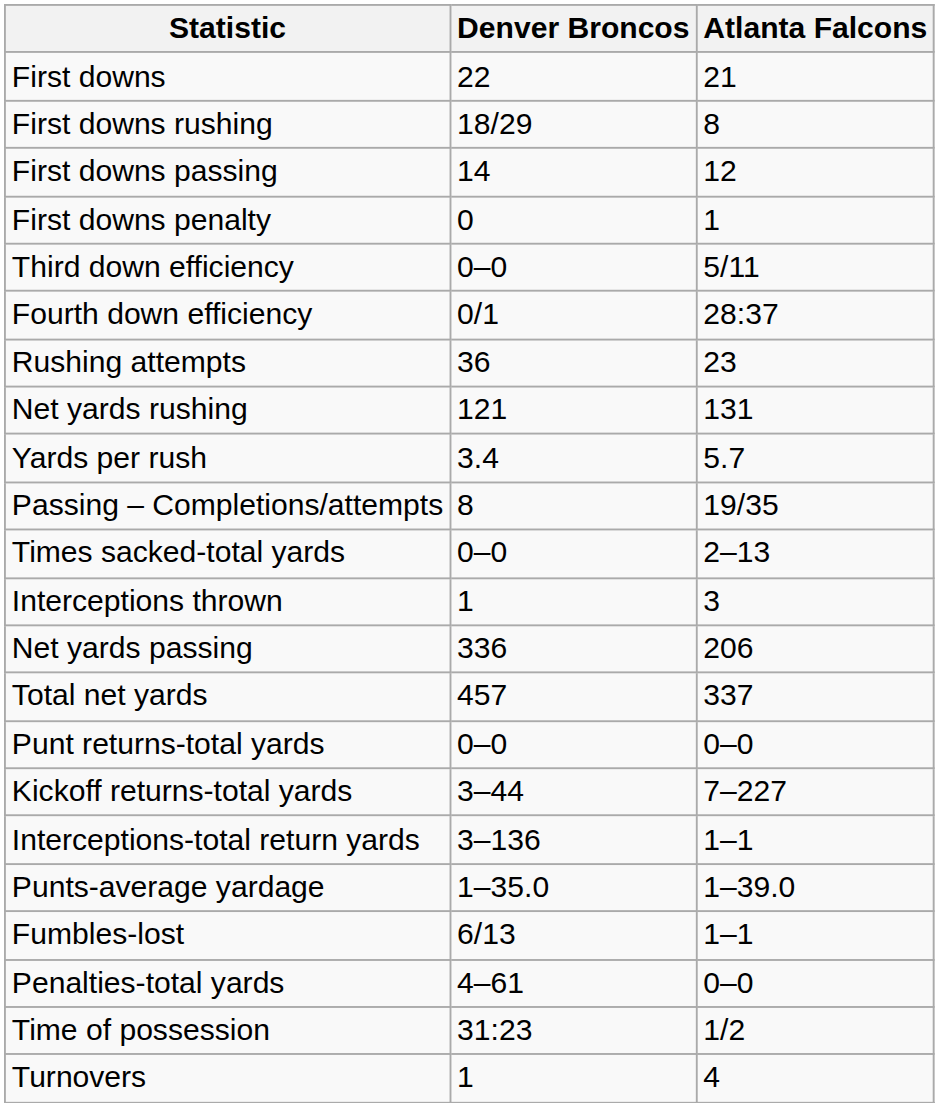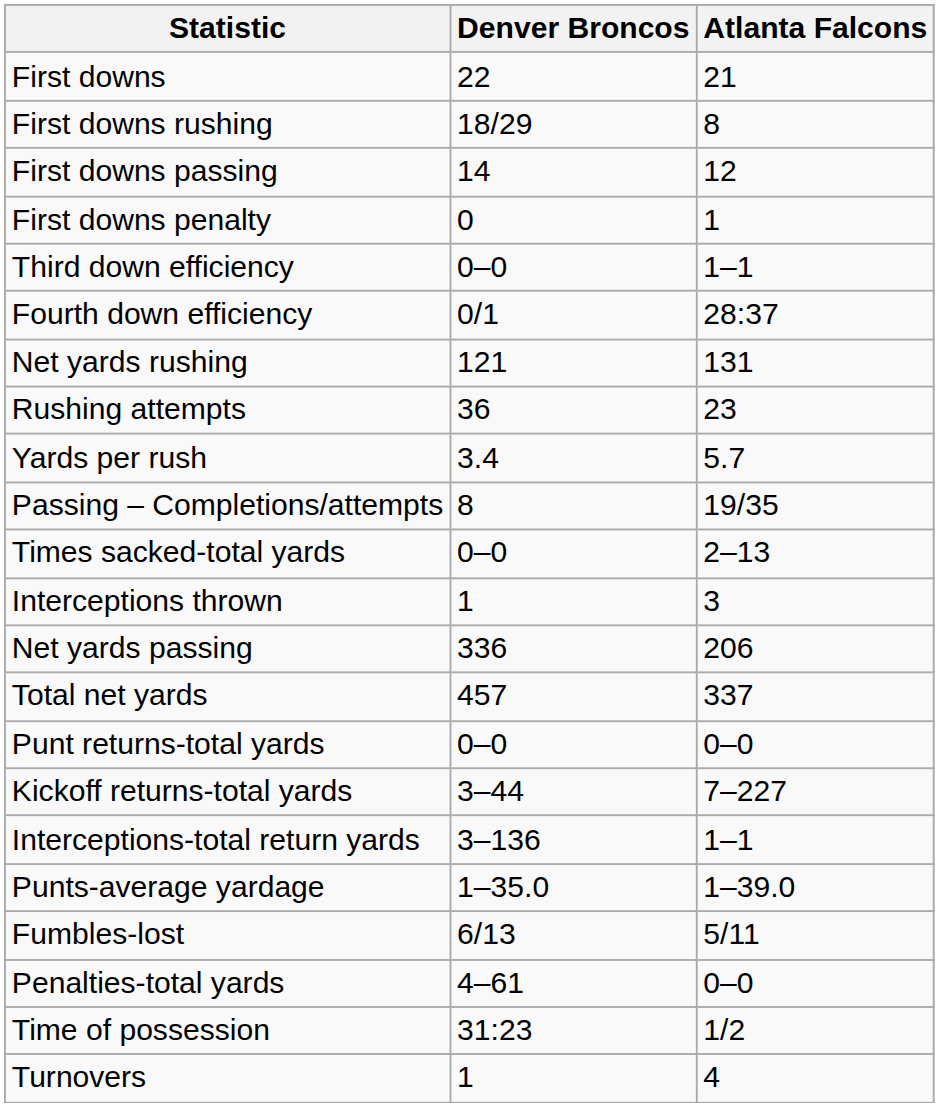(731, 266) 5/11 -> (728, 266) 1–1
rows swapped: (130, 409) <-> (129, 362)
(728, 934) 1–1 -> (731, 934) 5/11
